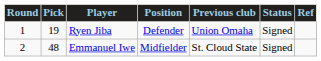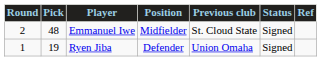rows swapped: (90, 30) <-> (102, 47)
